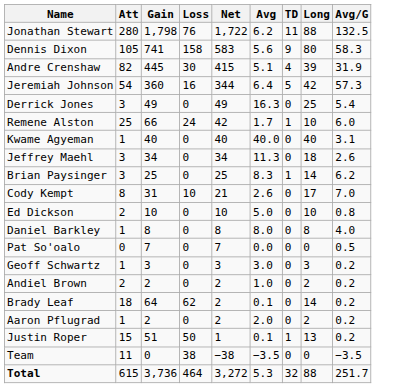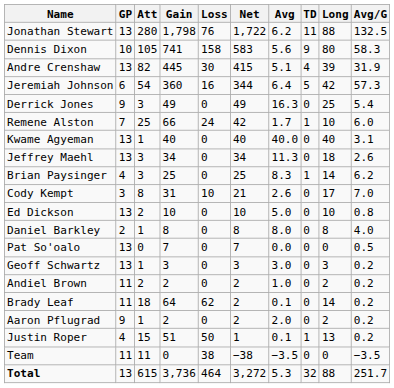+ column: (125, 13)
